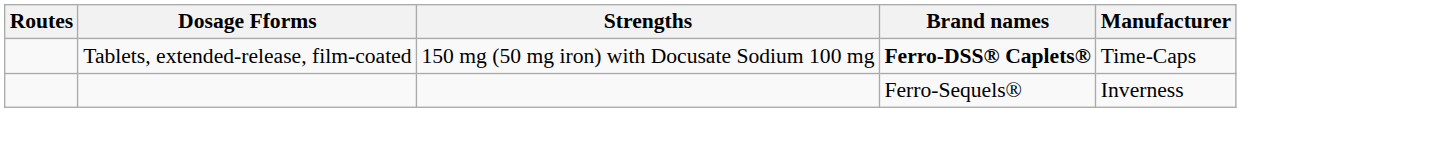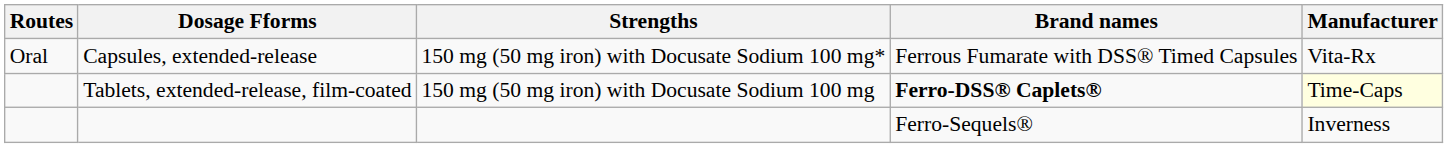+ row: (200, 55)
(1148, 55) no background -> (1355, 90) lightyellow background
